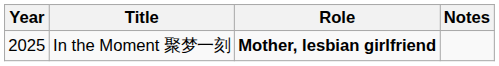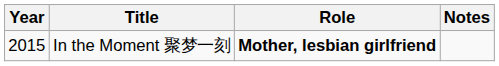(27, 45) 2025 -> (27, 45) 2015
